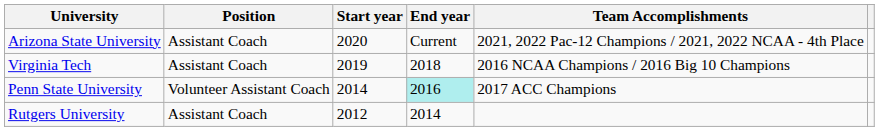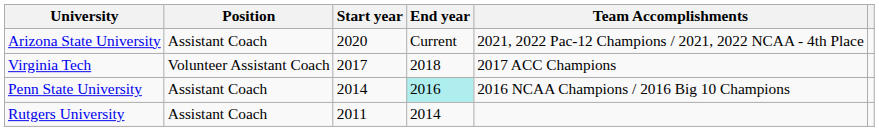(218, 65) Assistant Coach -> (249, 65) Volunteer Assistant Coach
(352, 65) 2019 -> (352, 65) 2017
(634, 65) 2016 NCAA Champions / 2016 Big 10 Champions -> (547, 65) 2017 ACC Champions
(249, 89) Volunteer Assistant Coach -> (218, 89) Assistant Coach
(547, 89) 2017 ACC Champions -> (634, 89) 2016 NCAA Champions / 2016 Big 10 Champions
(352, 114) 2012 -> (352, 114) 2011
